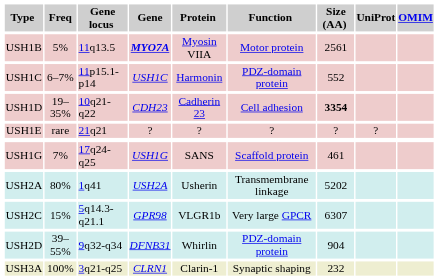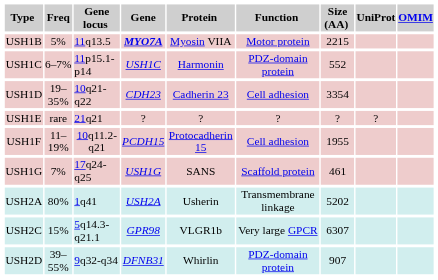(336, 47) 2561 -> (338, 41) 2215
(336, 107) bold -> (338, 94) normal
+ row: (24, 141)
(336, 245) 904 -> (338, 260) 907
- row: (24, 268)
